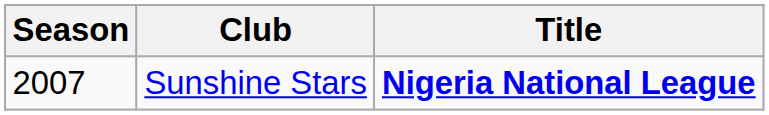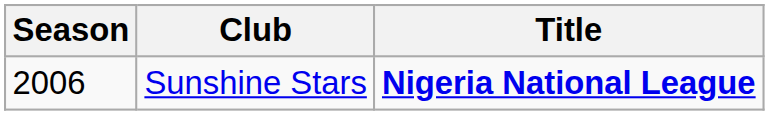(49, 82) 2007 -> (49, 82) 2006
